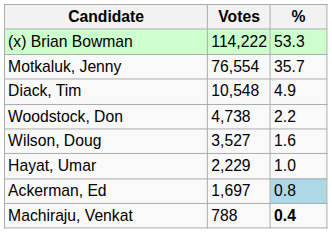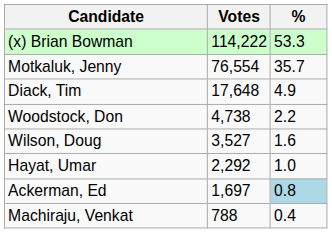(235, 91) 10,548 -> (235, 91) 17,648
(231, 166) 2,229 -> (231, 166) 2,292
(285, 215) bold -> (285, 215) normal
